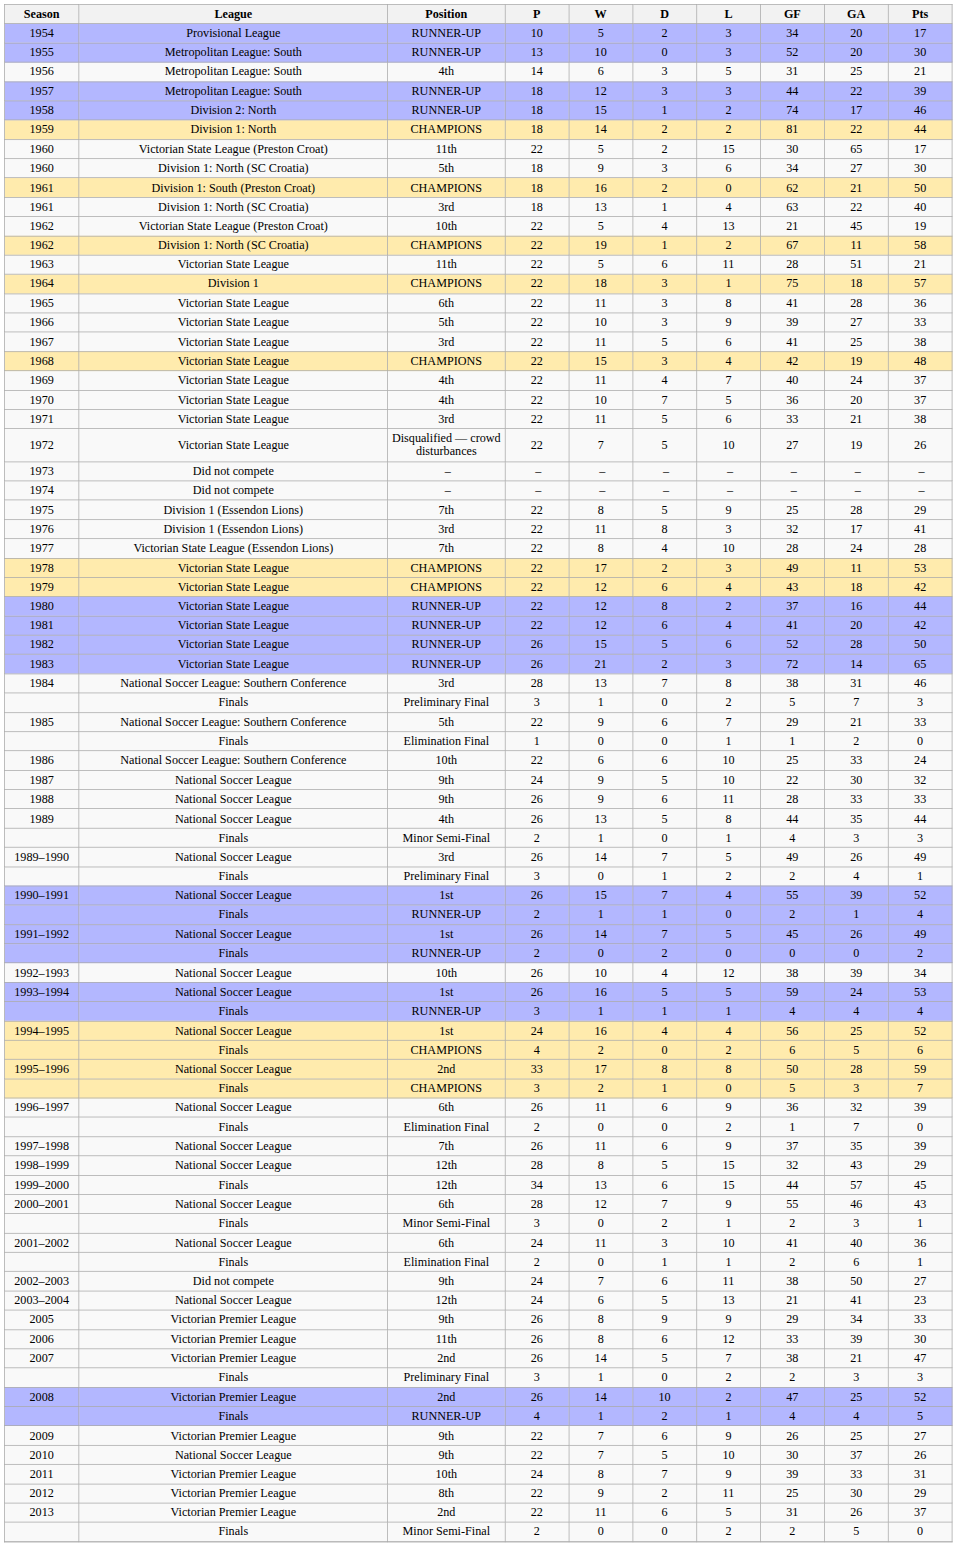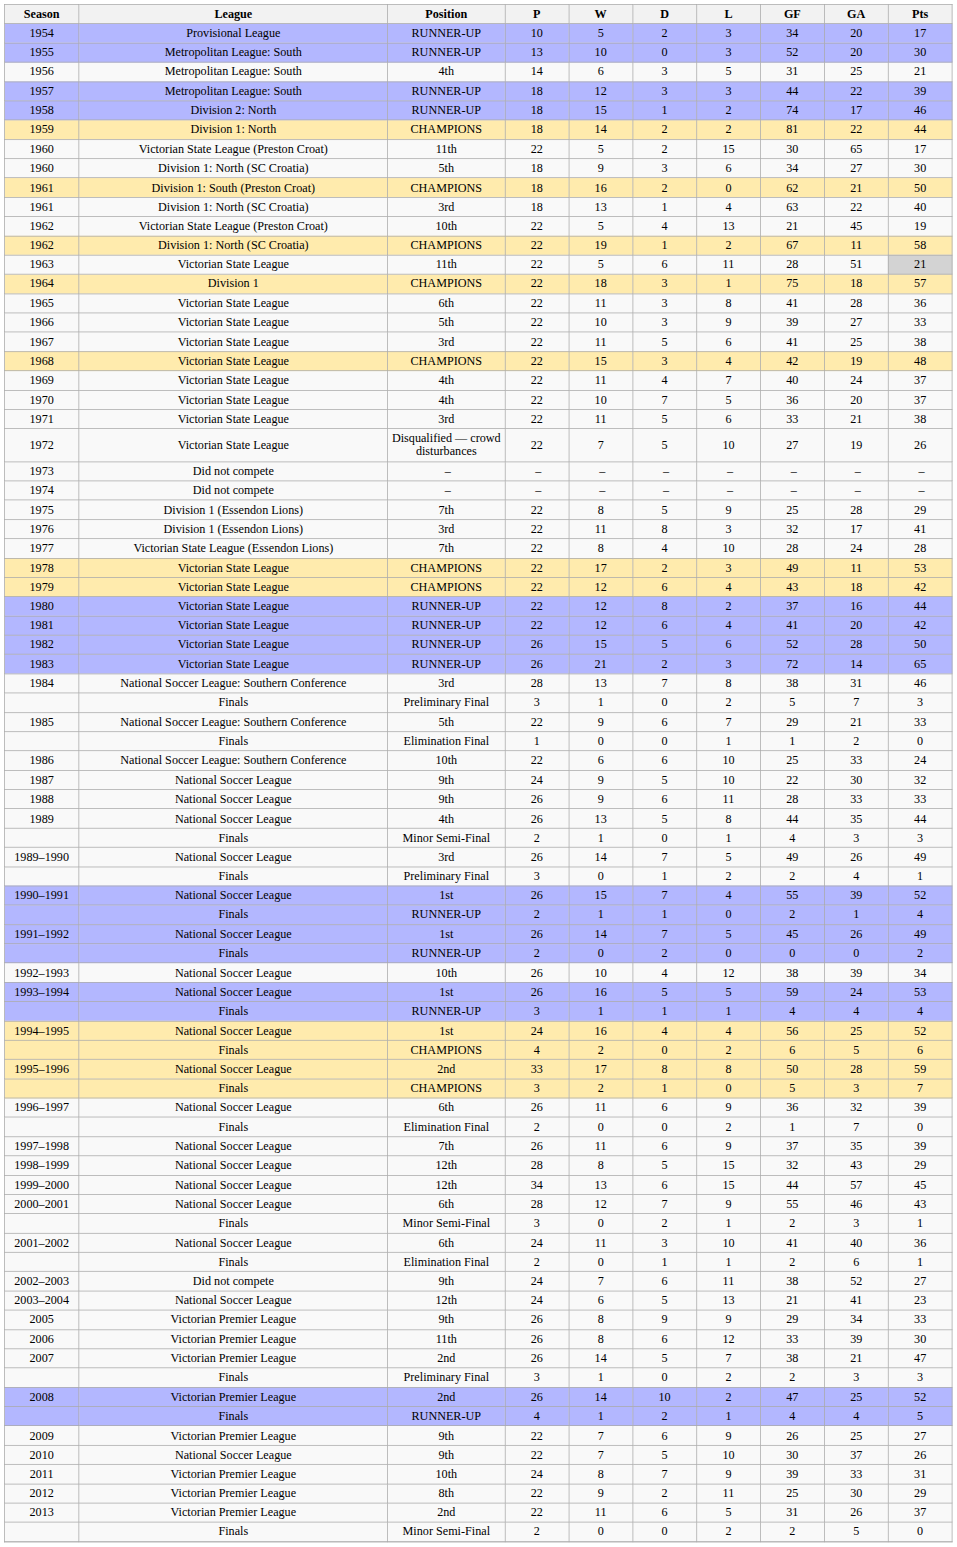(920, 264) no background -> (920, 264) lightgrey background
(233, 1184) Finals -> (233, 1184) National Soccer League
(856, 1281) 50 -> (856, 1281) 52
